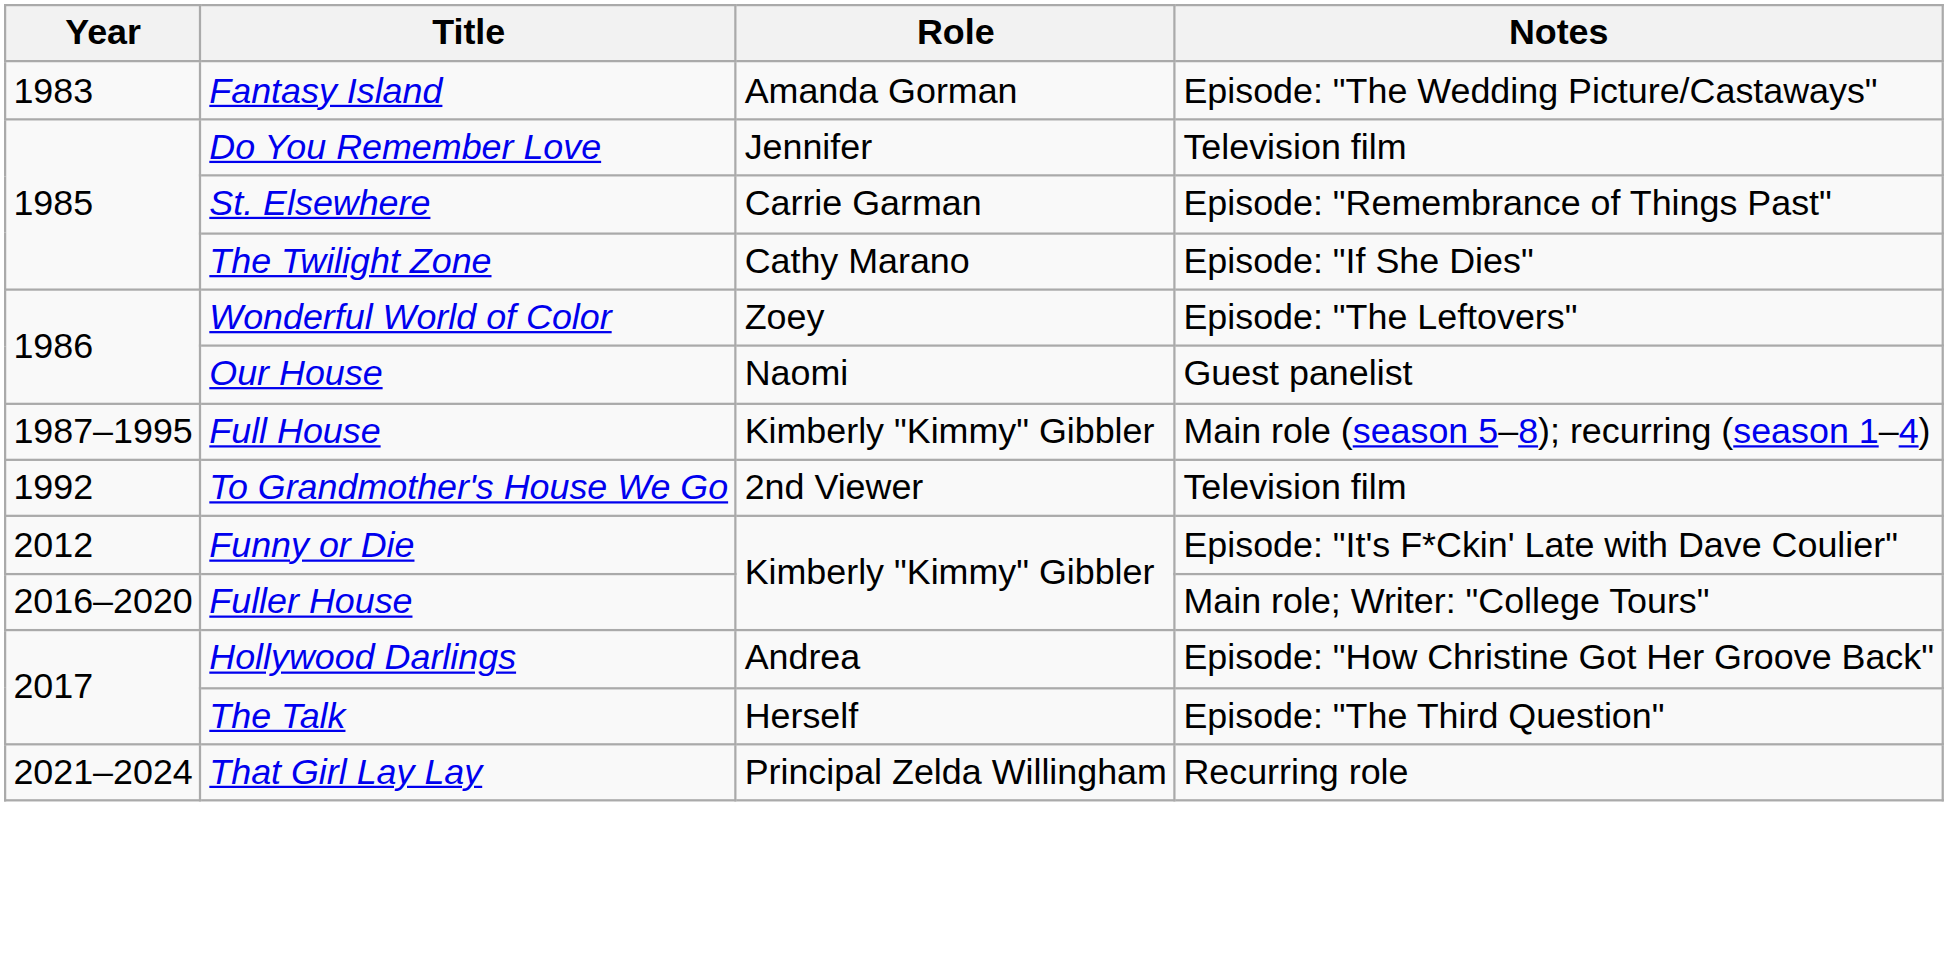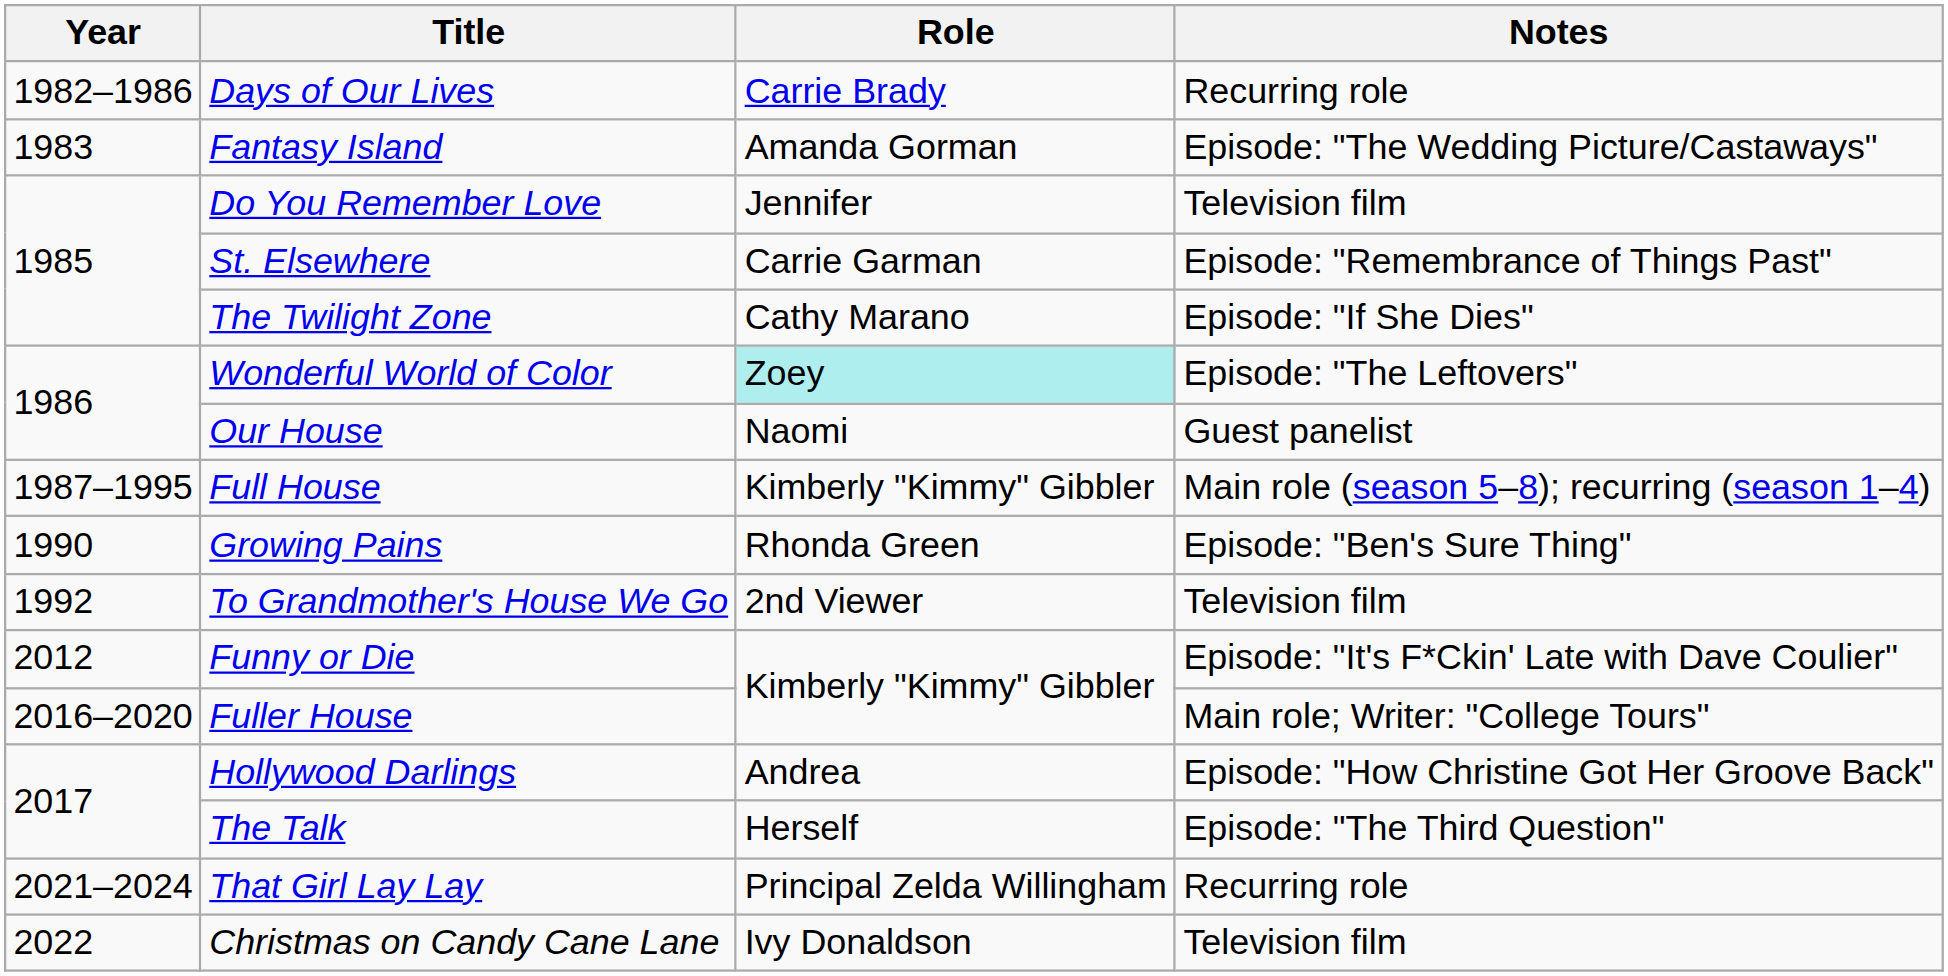+ row: (352, 89)
(784, 317) no background -> (784, 373) paleturquoise background
+ row: (326, 544)
+ row: (464, 942)
